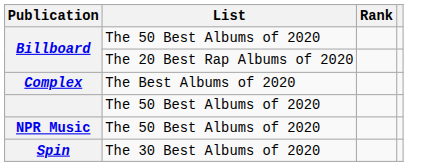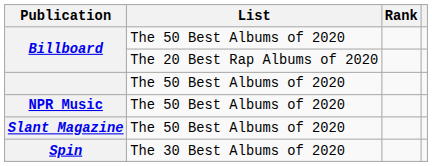- row: (53, 83)
+ row: (66, 128)
